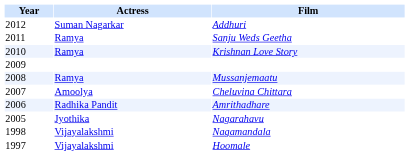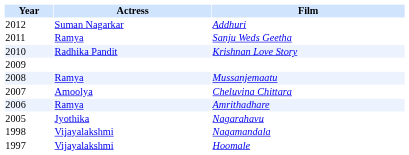(69, 51) Ramya -> (86, 51) Radhika Pandit
(86, 105) Radhika Pandit -> (69, 105) Ramya
